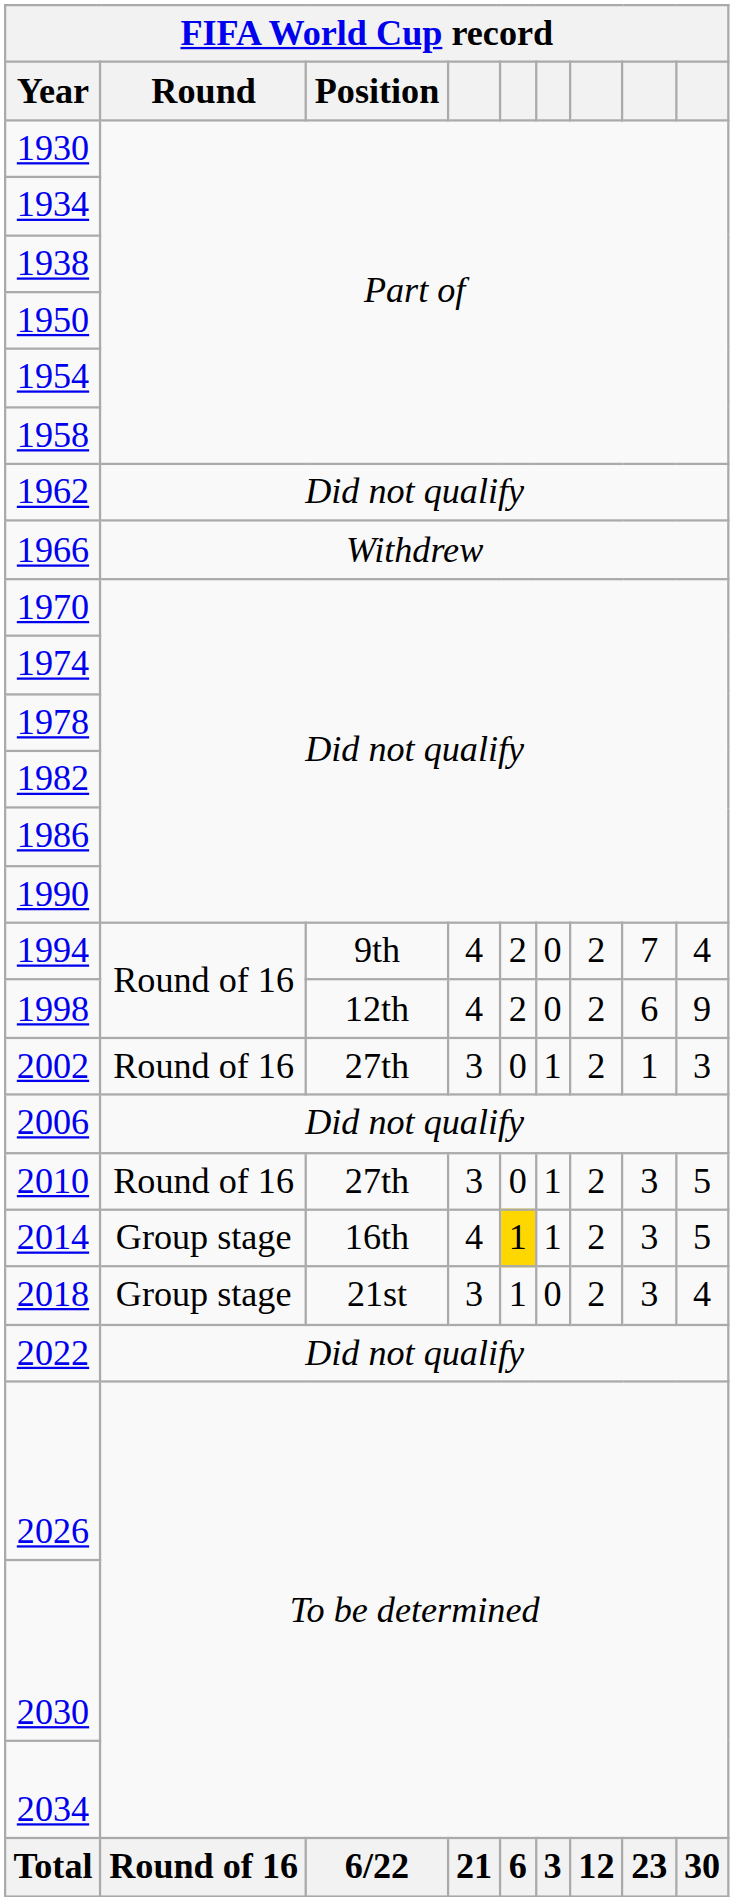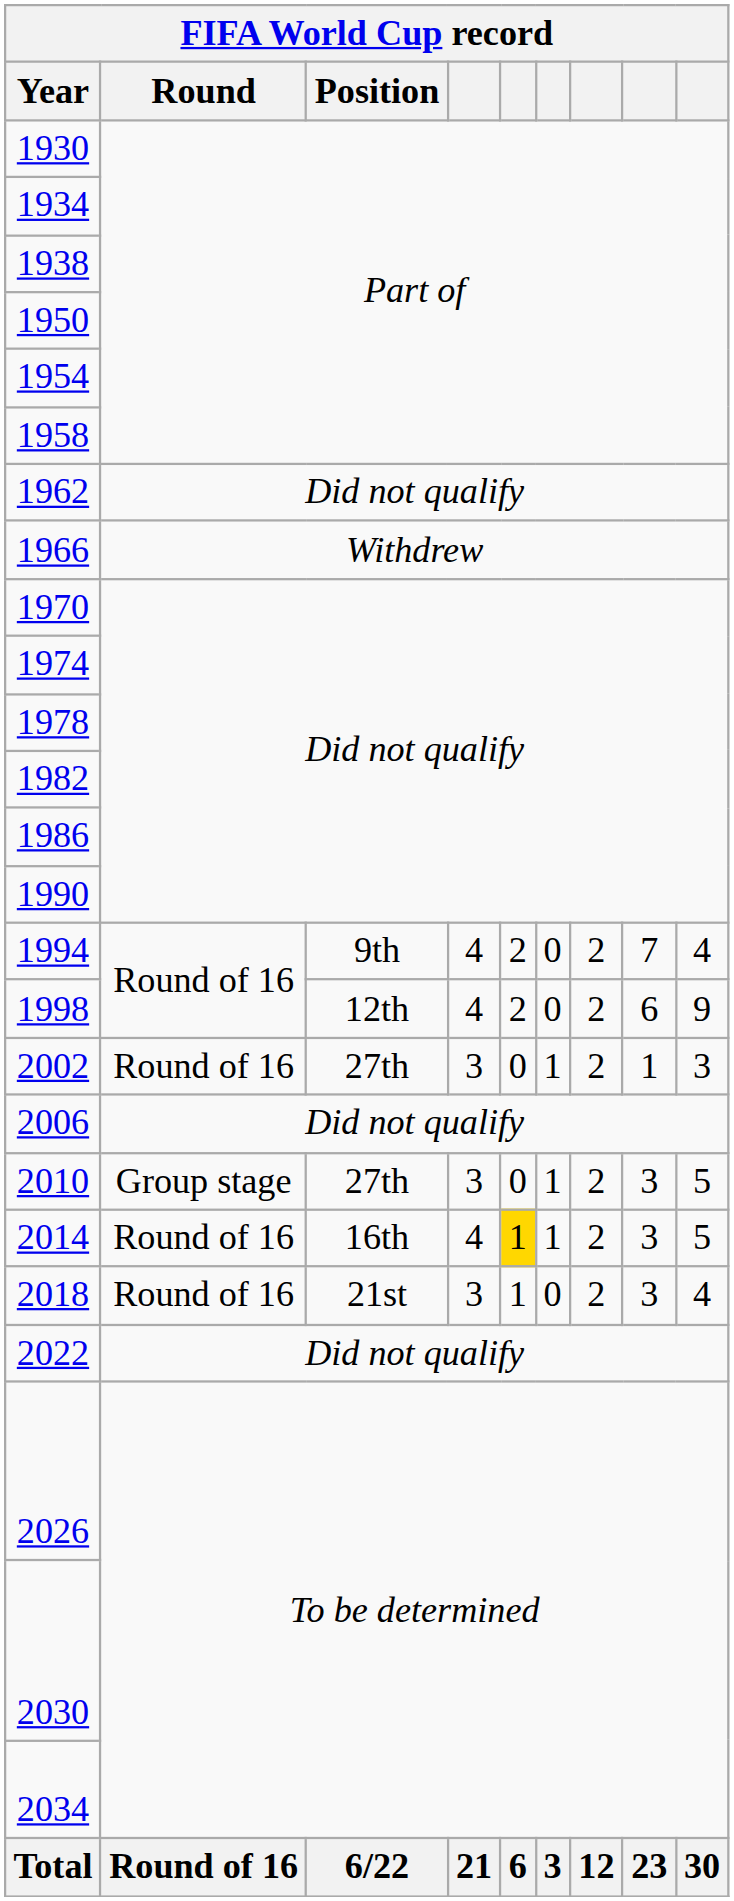(204, 1180) Round of 16 -> (204, 1180) Group stage
(204, 1237) Group stage -> (204, 1237) Round of 16
(204, 1294) Group stage -> (204, 1294) Round of 16
